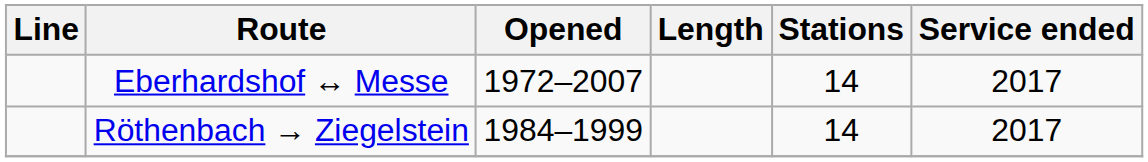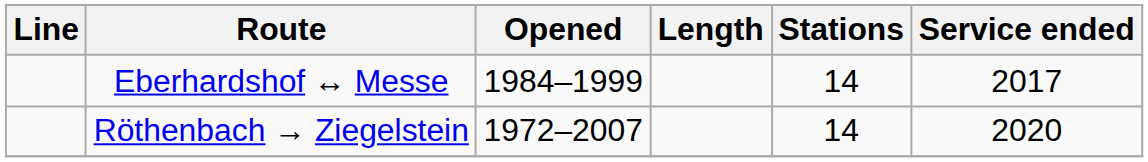(563, 80) 1972–2007 -> (563, 80) 1984–1999
(563, 130) 1984–1999 -> (563, 130) 1972–2007
(1027, 130) 2017 -> (1027, 130) 2020
